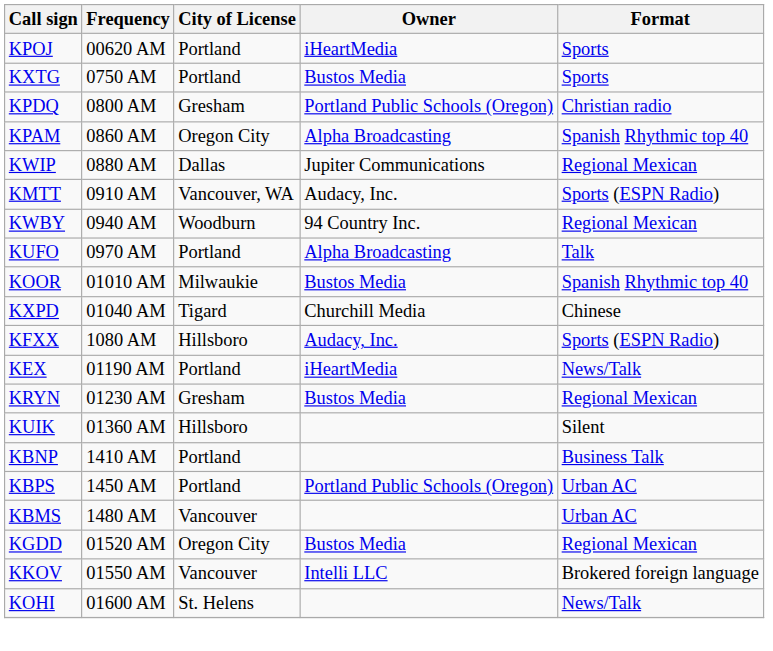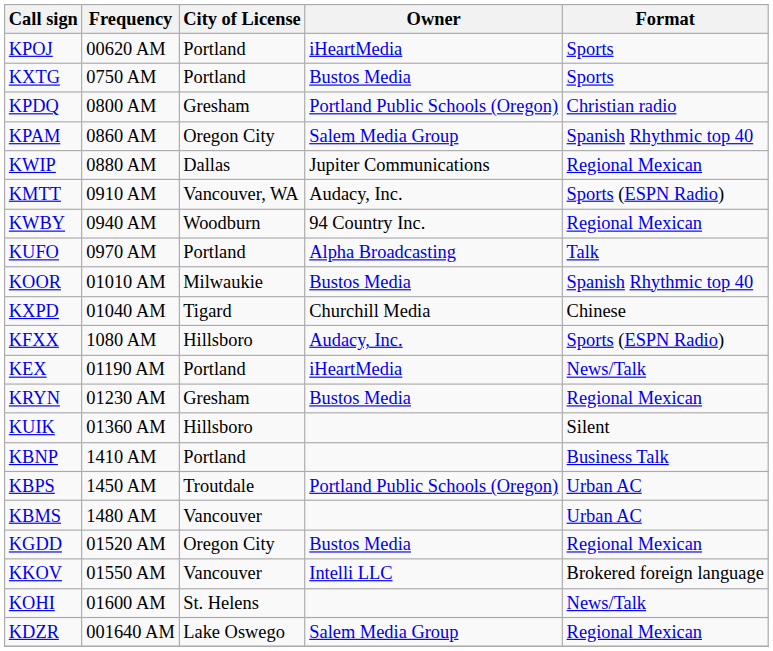(378, 135) Alpha Broadcasting -> (384, 135) Salem Media Group
(209, 485) Portland -> (219, 485) Troutdale
+ row: (34, 631)
